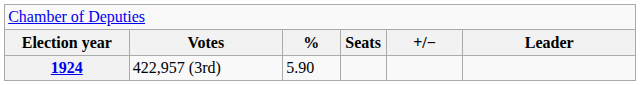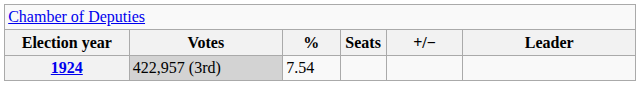(177, 67) no background -> (177, 67) lightgrey background
(300, 67) 5.90 -> (300, 67) 7.54
